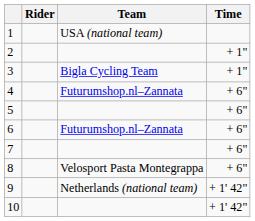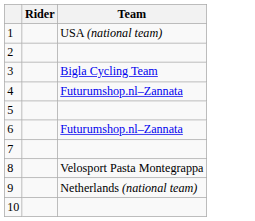- column: (228, 14)
